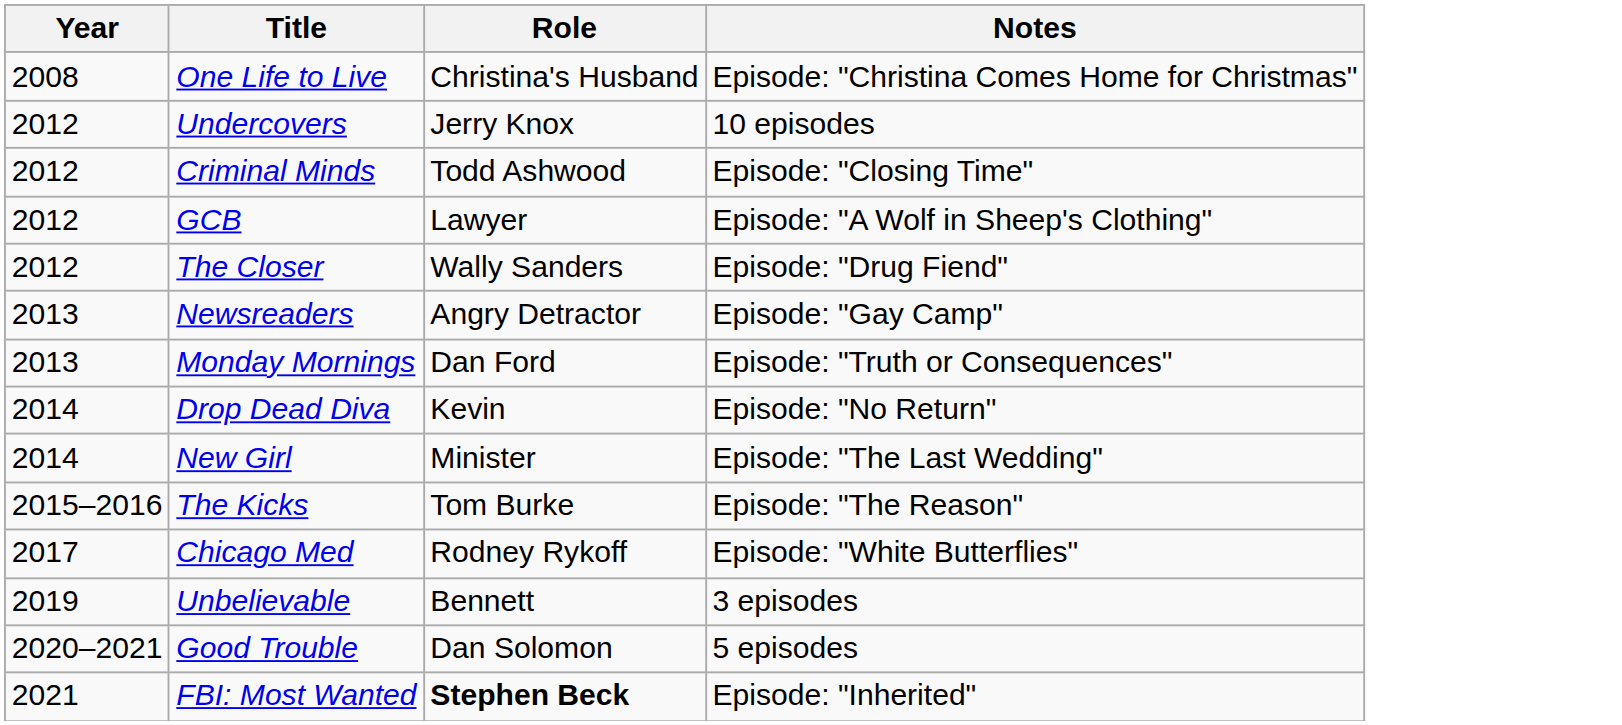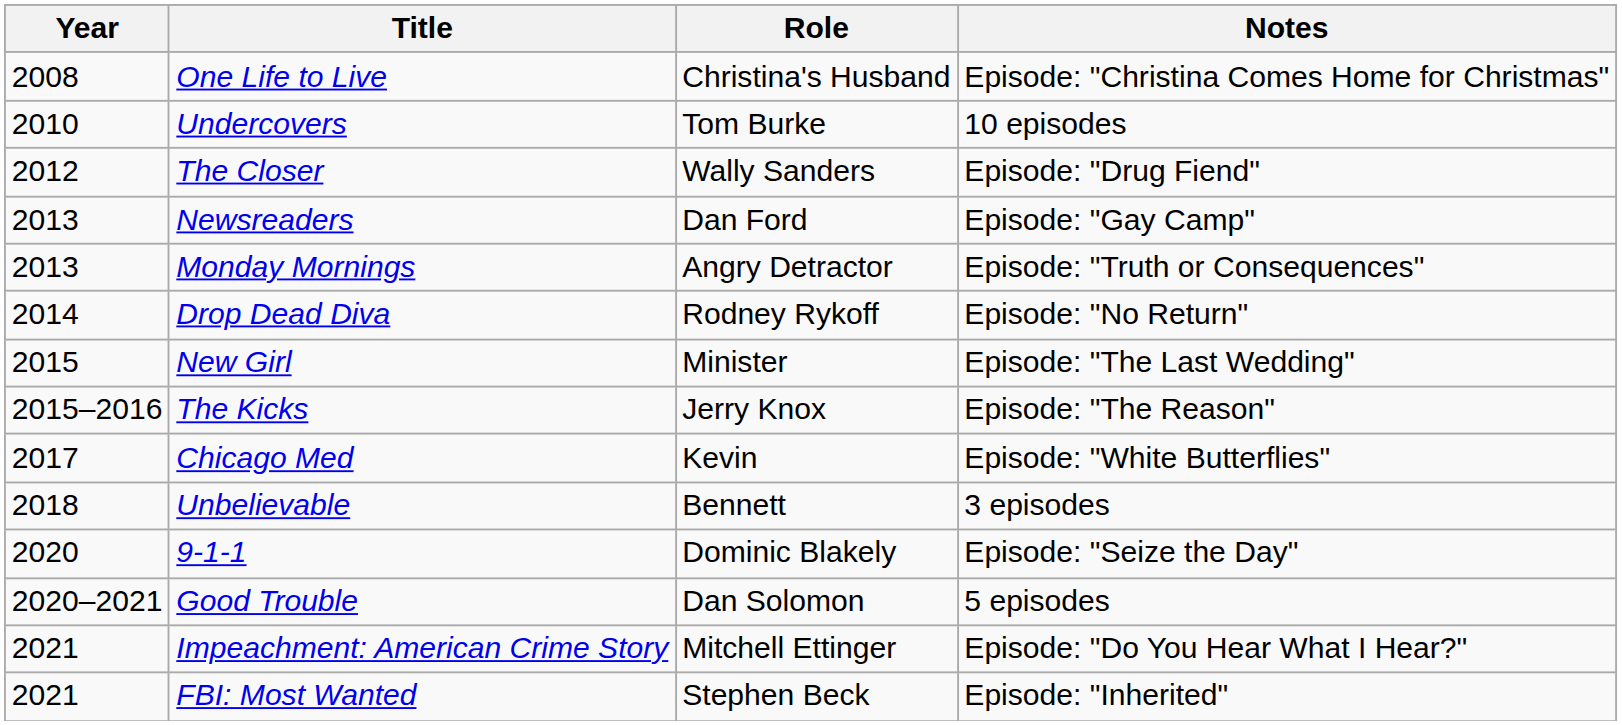(45, 123) 2012 -> (45, 123) 2010
(502, 123) Jerry Knox -> (754, 123) Tom Burke
- row: (276, 171)
- row: (209, 219)
(536, 314) Angry Detractor -> (745, 219) Dan Ford
(493, 362) Dan Ford -> (788, 266) Angry Detractor
(468, 409) Kevin -> (781, 314) Rodney Rykoff
(45, 457) 2014 -> (45, 362) 2015
(502, 505) Tom Burke -> (754, 409) Jerry Knox
(529, 553) Rodney Rykoff -> (720, 457) Kevin
(45, 600) 2019 -> (45, 505) 2018
+ row: (211, 553)
+ row: (422, 648)
(530, 696) bold -> (776, 696) normal
